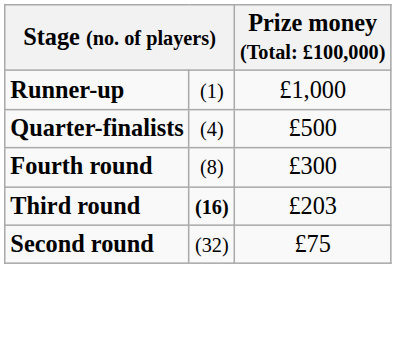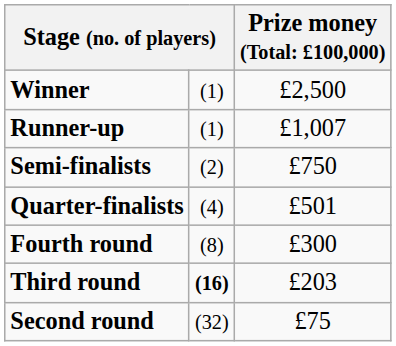+ row: (50, 89)
(313, 89) £1,000 -> (313, 128) £1,007
+ row: (81, 166)
(313, 128) £500 -> (313, 205) £501
